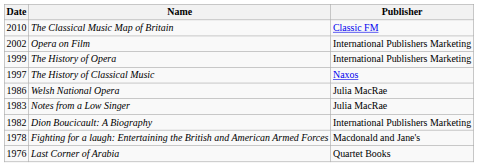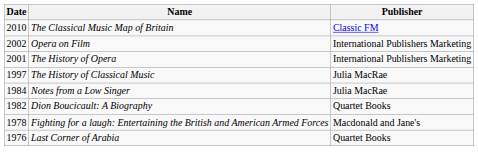(17, 59) 1999 -> (17, 59) 2001
(346, 75) Naxos -> (360, 75) Julia MacRae
- row: (75, 91)
(17, 106) 1983 -> (17, 91) 1984
(402, 122) International Publishers Marketing -> (362, 106) Quartet Books
